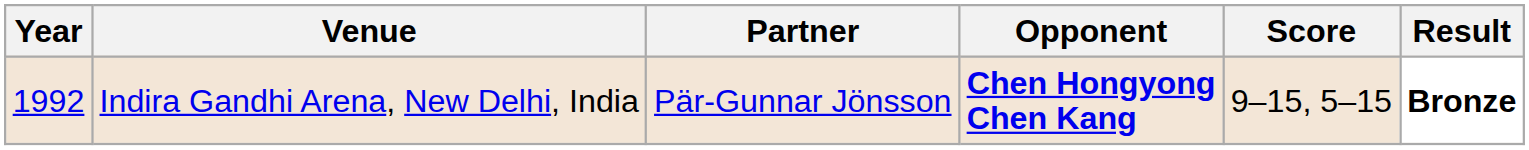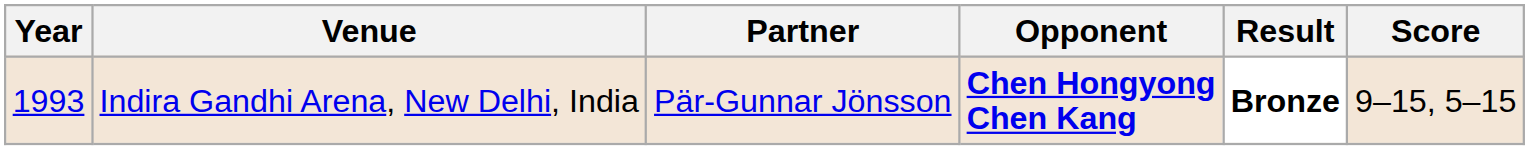columns swapped: (1311, 31) <-> (1462, 31)
(49, 100) 1992 -> (49, 100) 1993
